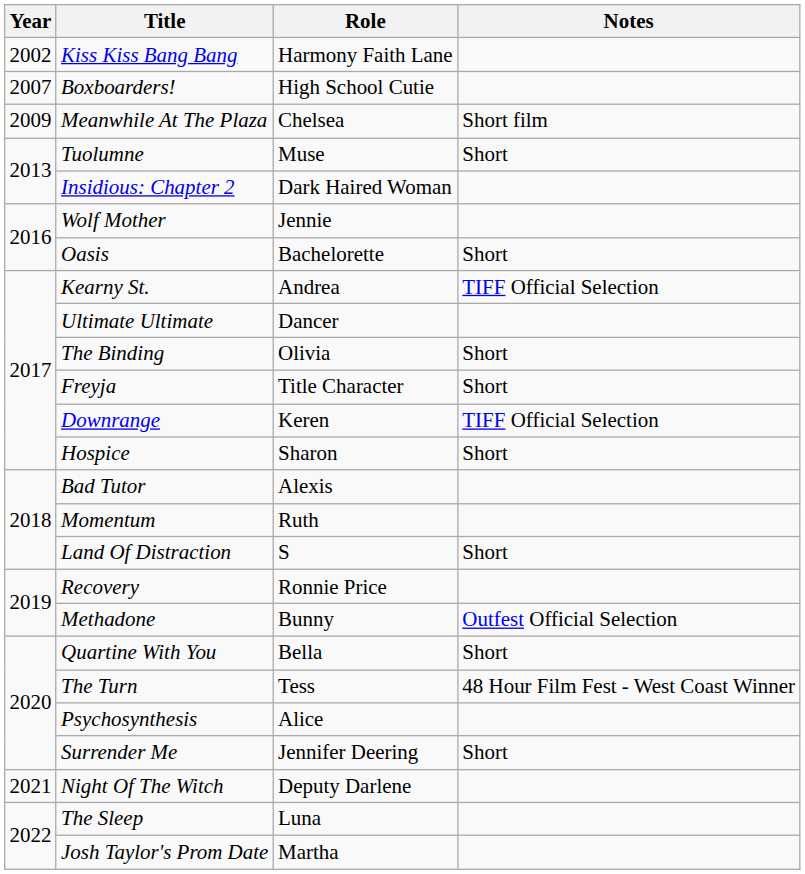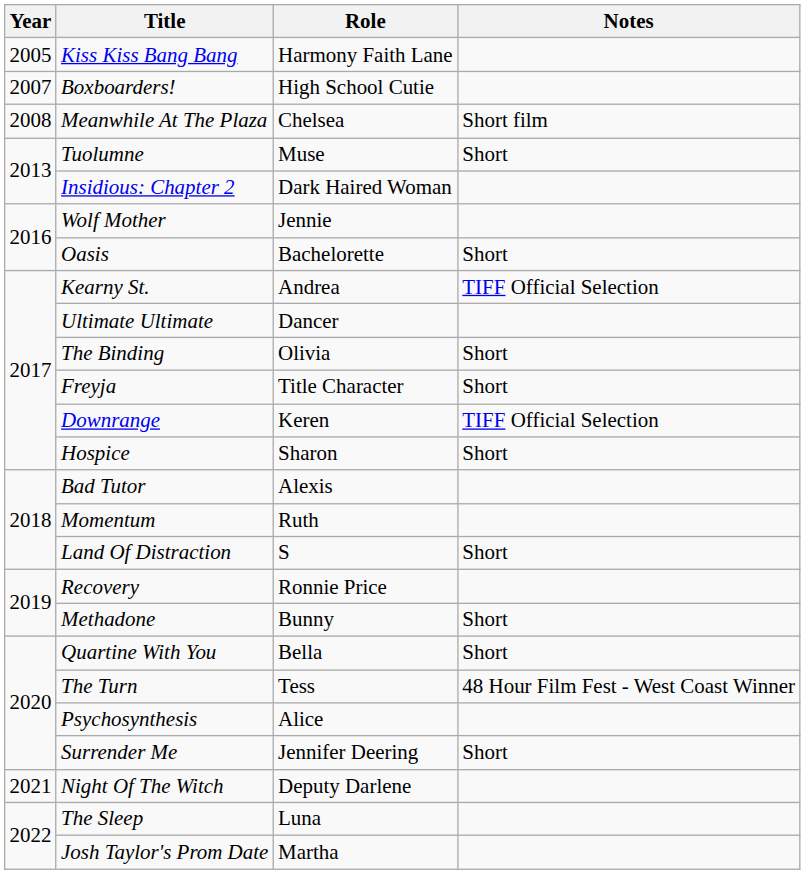(30, 54) 2002 -> (30, 54) 2005
(30, 120) 2009 -> (30, 120) 2008
(570, 619) Outfest Official Selection -> (485, 619) Short
